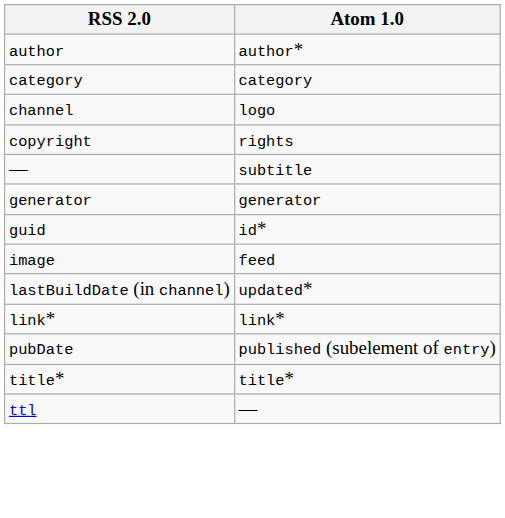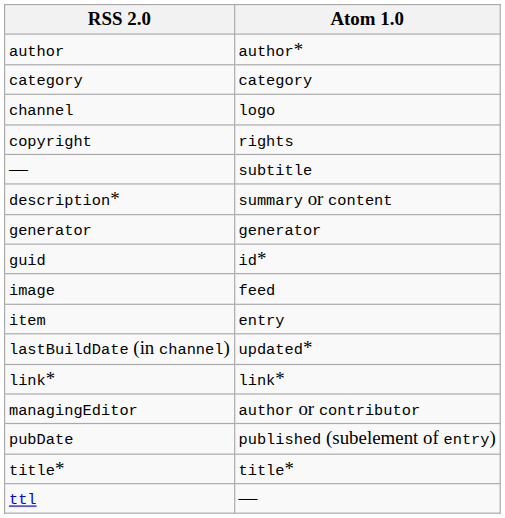+ row: (64, 199)
+ row: (27, 321)
+ row: (73, 411)
